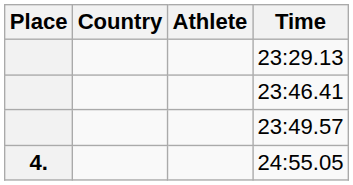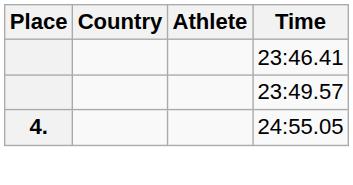- row: (300, 57)
